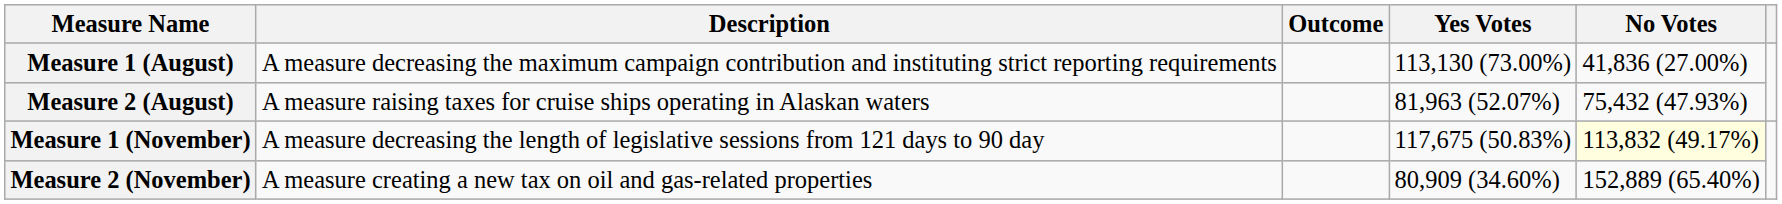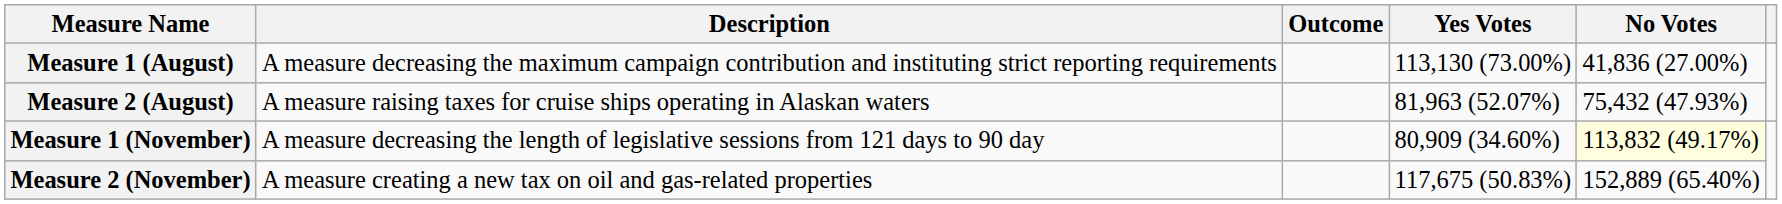(1483, 140) 117,675 (50.83%) -> (1477, 140) 80,909 (34.60%)
(1477, 179) 80,909 (34.60%) -> (1483, 179) 117,675 (50.83%)
